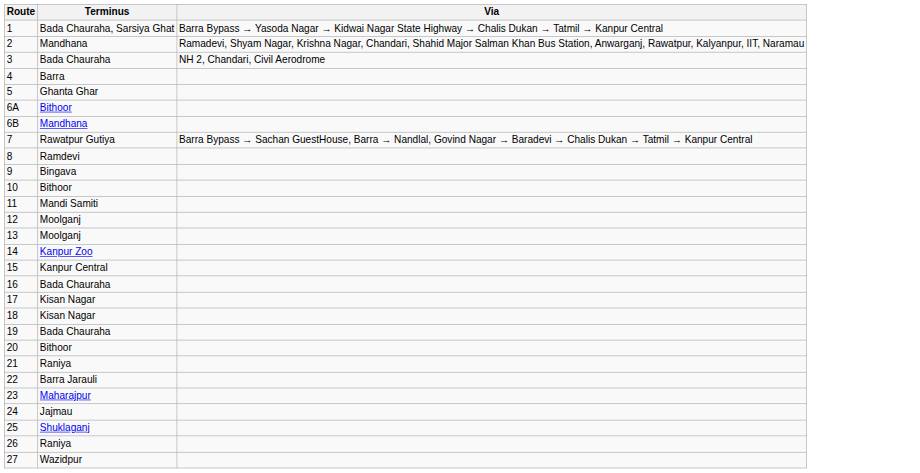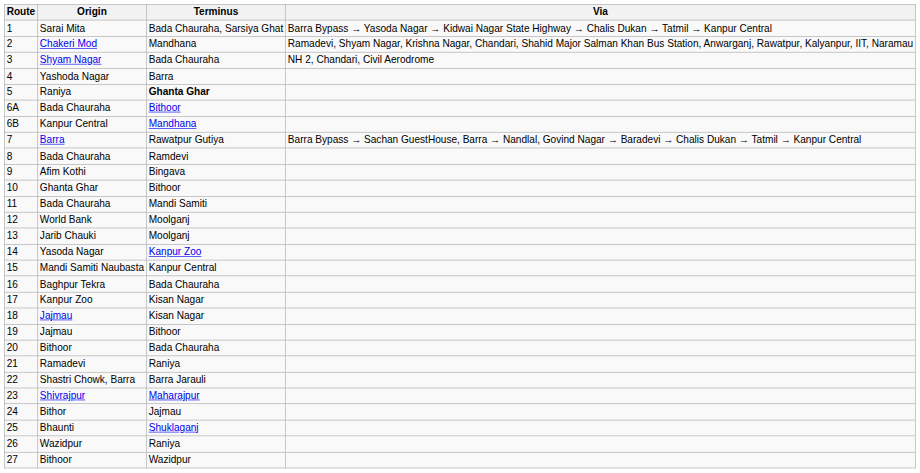+ column: (92, 12)
(69, 92) normal -> (179, 92) bold
(75, 332) Bada Chauraha -> (165, 332) Bithoor
(56, 348) Bithoor -> (184, 348) Bada Chauraha
